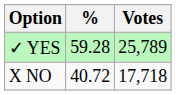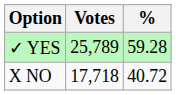columns swapped: (143, 18) <-> (90, 18)
